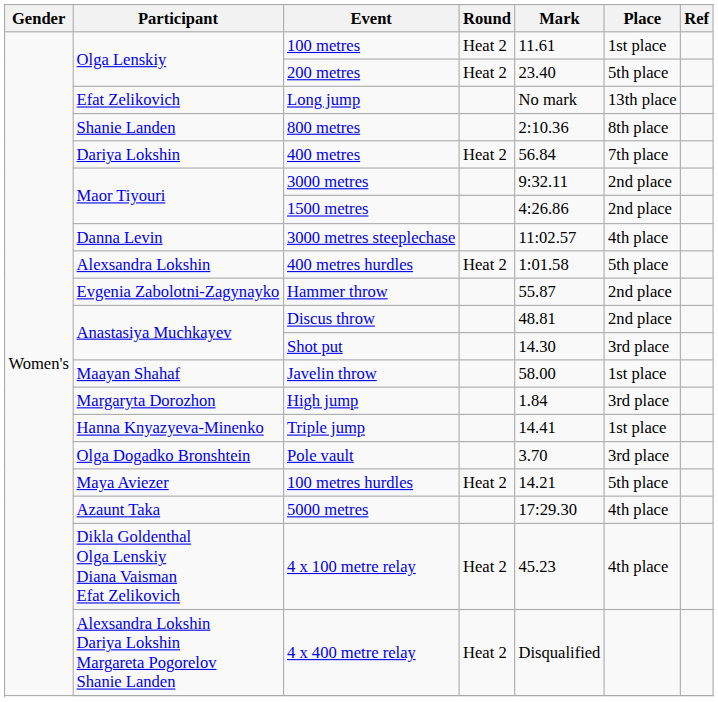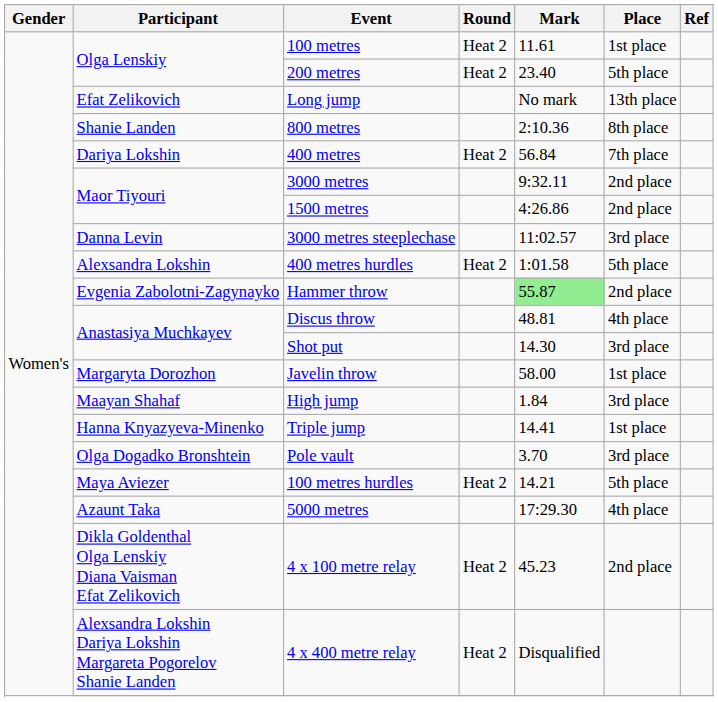(638, 236) 4th place -> (639, 236) 3rd place
(537, 291) no background -> (537, 291) lightgreen background
(640, 318) 2nd place -> (638, 318) 4th place
(128, 373) Maayan Shahaf -> (146, 373) Margaryta Dorozhon
(146, 400) Margaryta Dorozhon -> (128, 400) Maayan Shahaf
(638, 566) 4th place -> (640, 566) 2nd place
